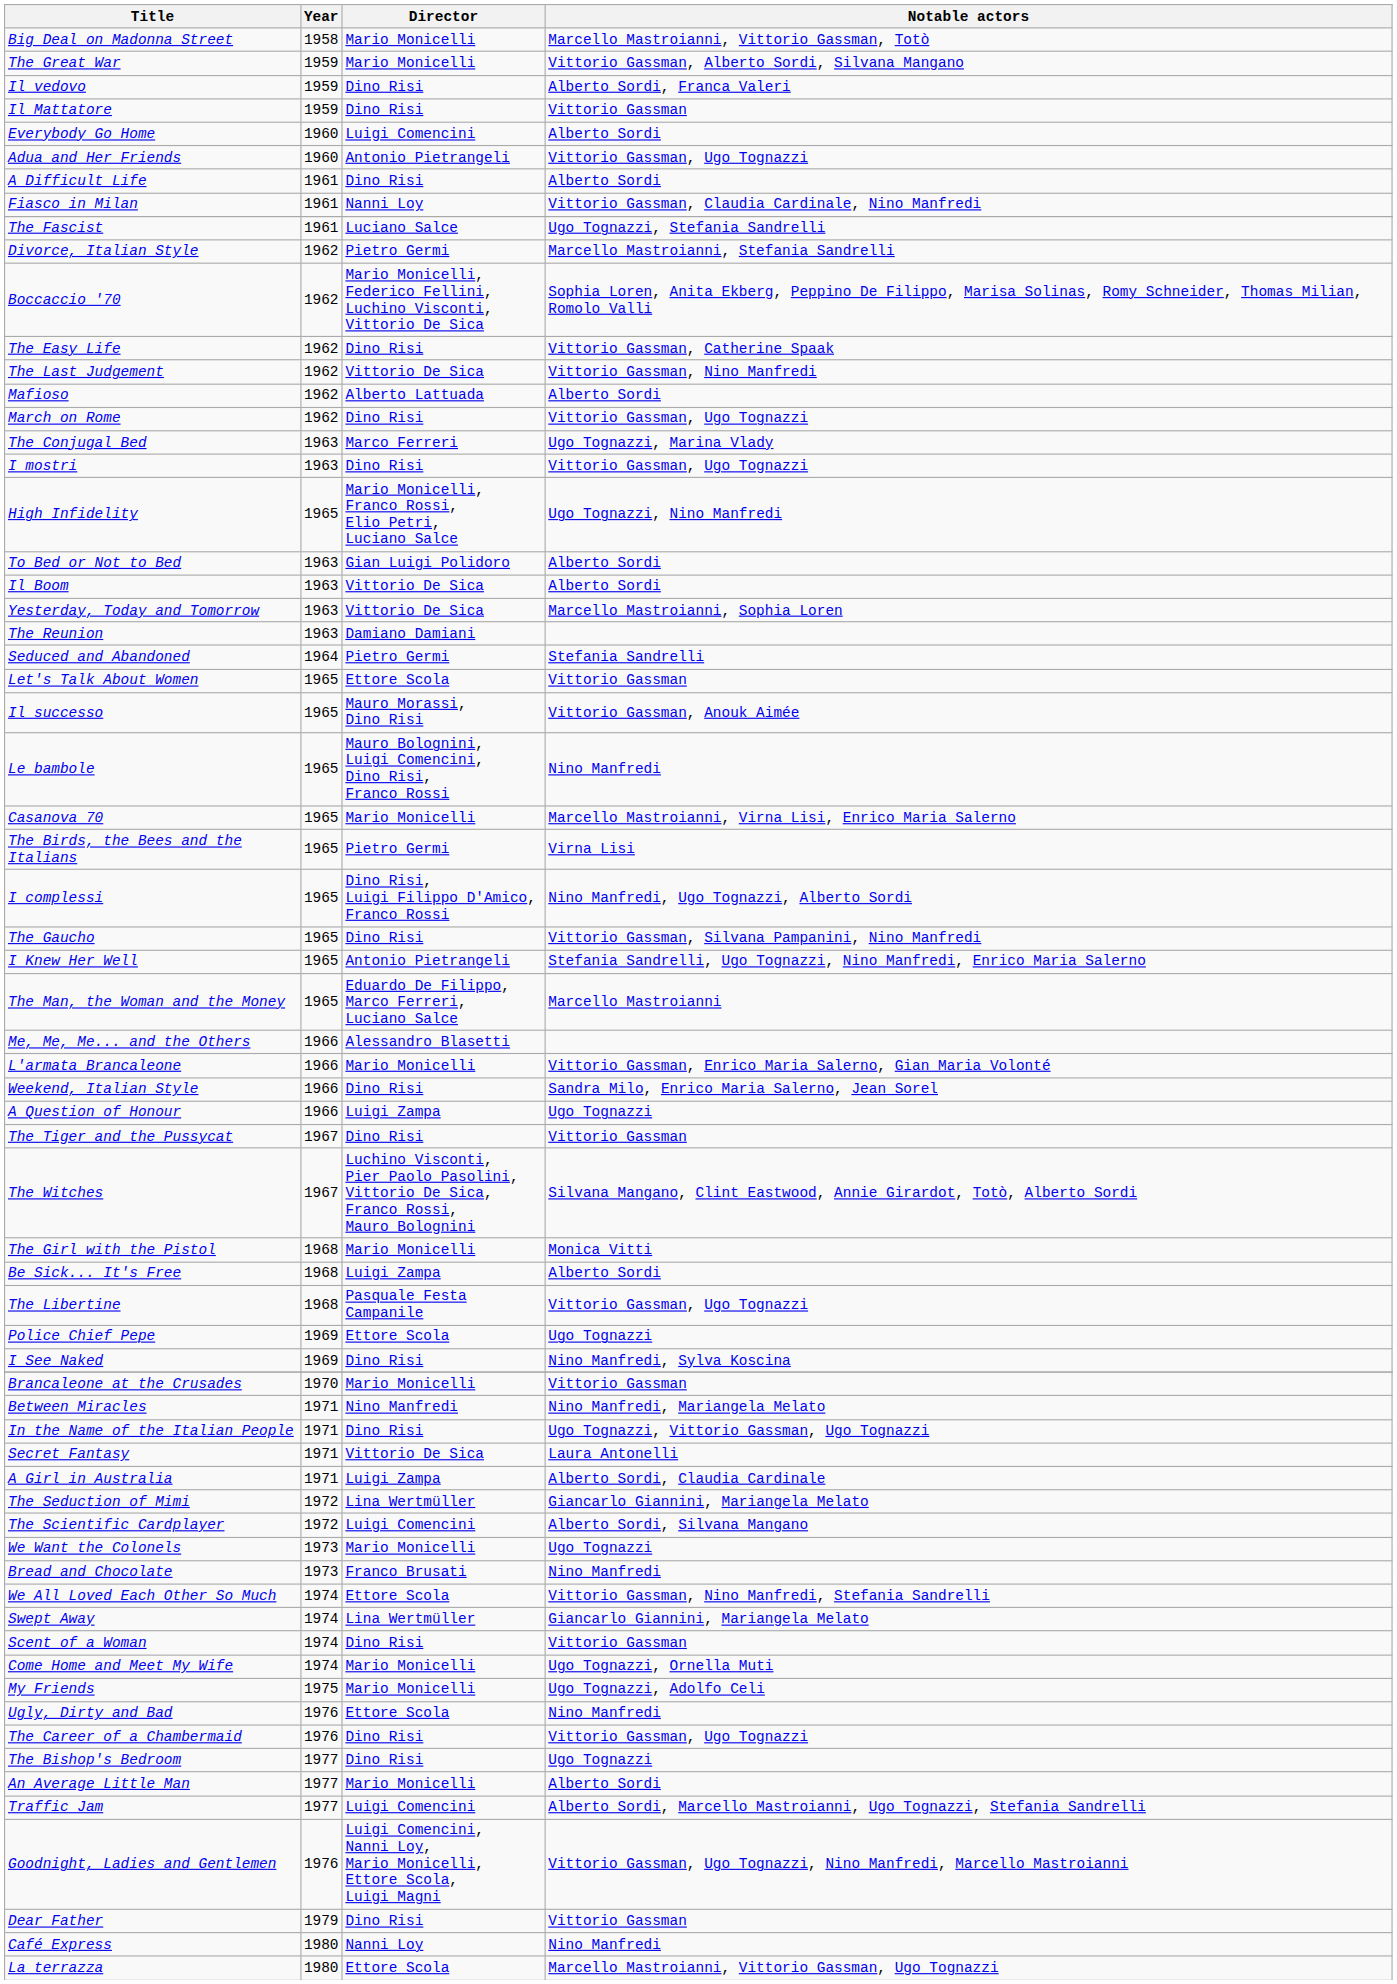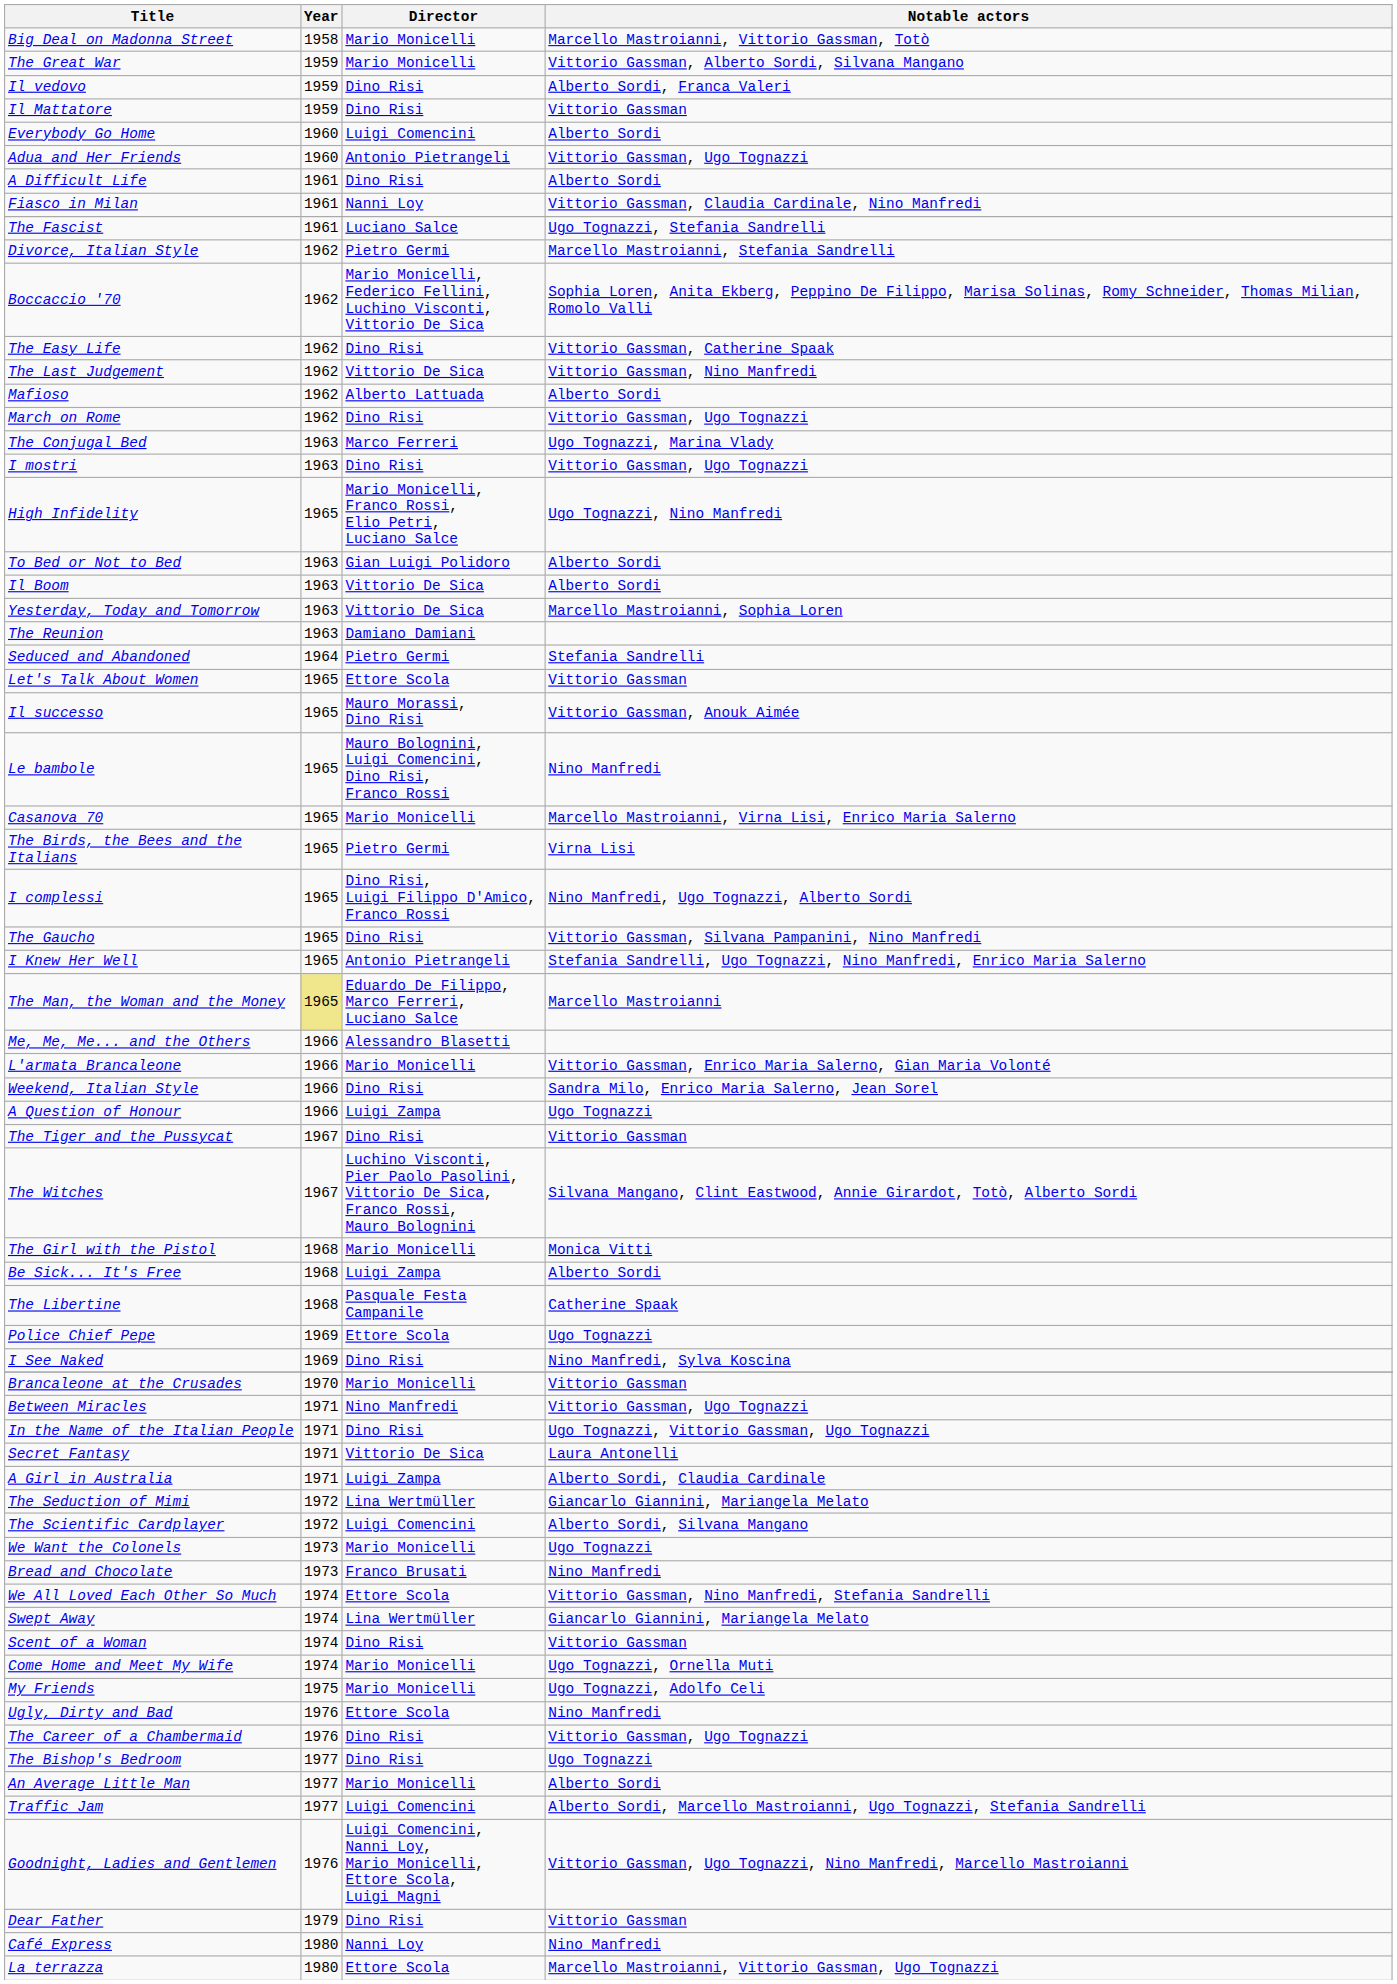(321, 1002) no background -> (321, 1002) khaki background
(678, 1305) Vittorio Gassman, Ugo Tognazzi -> (613, 1305) Catherine Spaak
(687, 1408) Nino Manfredi, Mariangela Melato -> (678, 1408) Vittorio Gassman, Ugo Tognazzi
